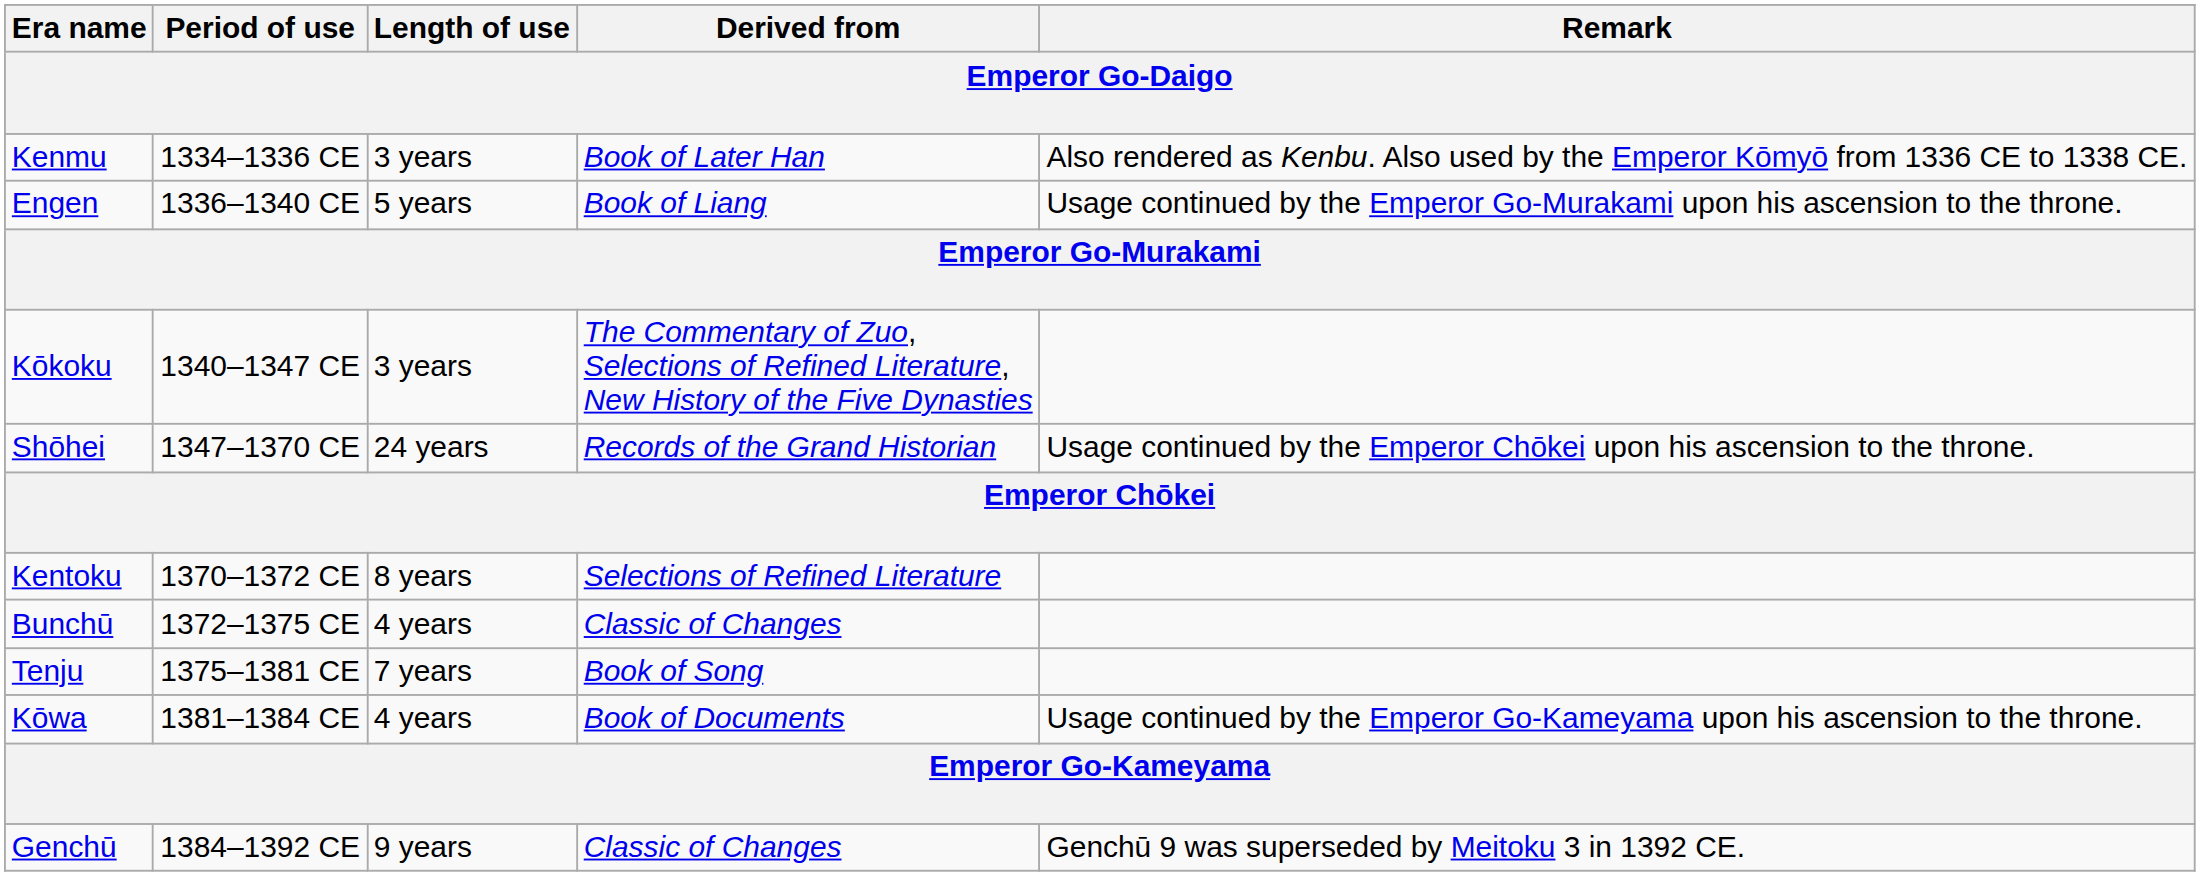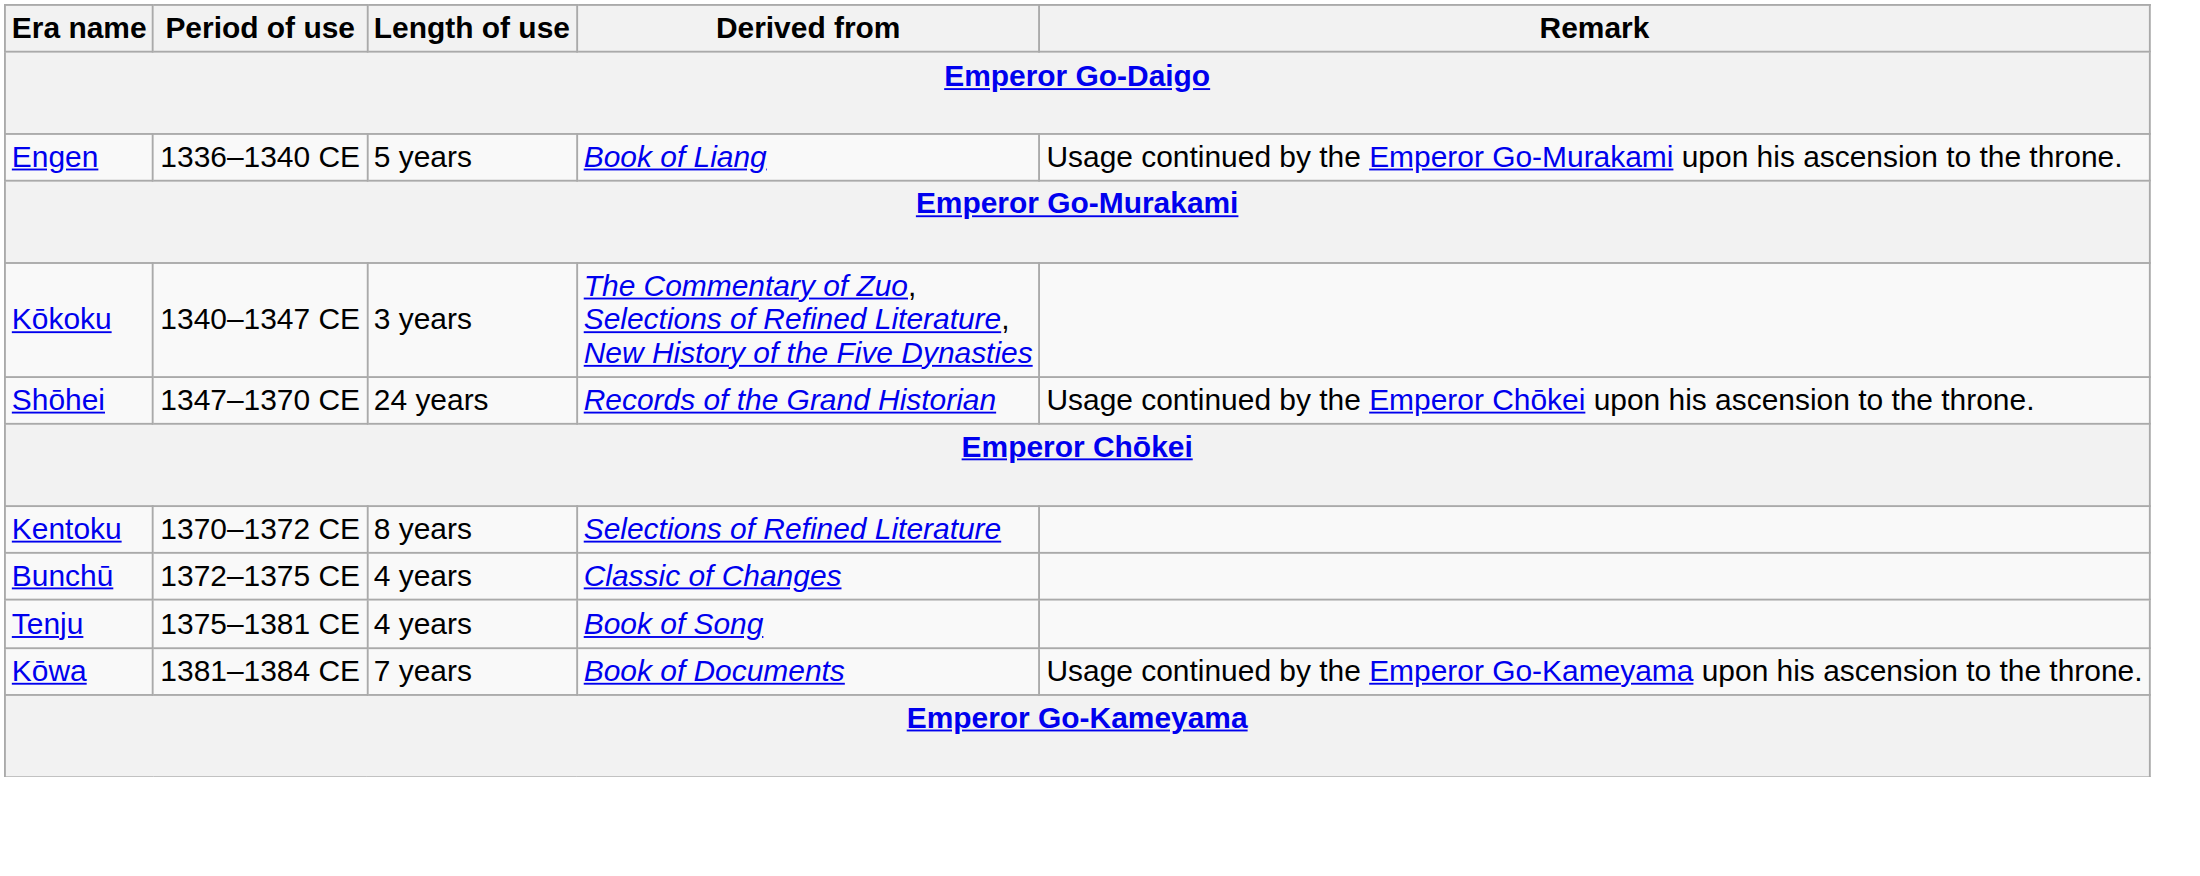- row: (59, 156)
(423, 671) 7 years -> (423, 623) 4 years
(423, 718) 4 years -> (423, 671) 7 years
- row: (64, 847)
